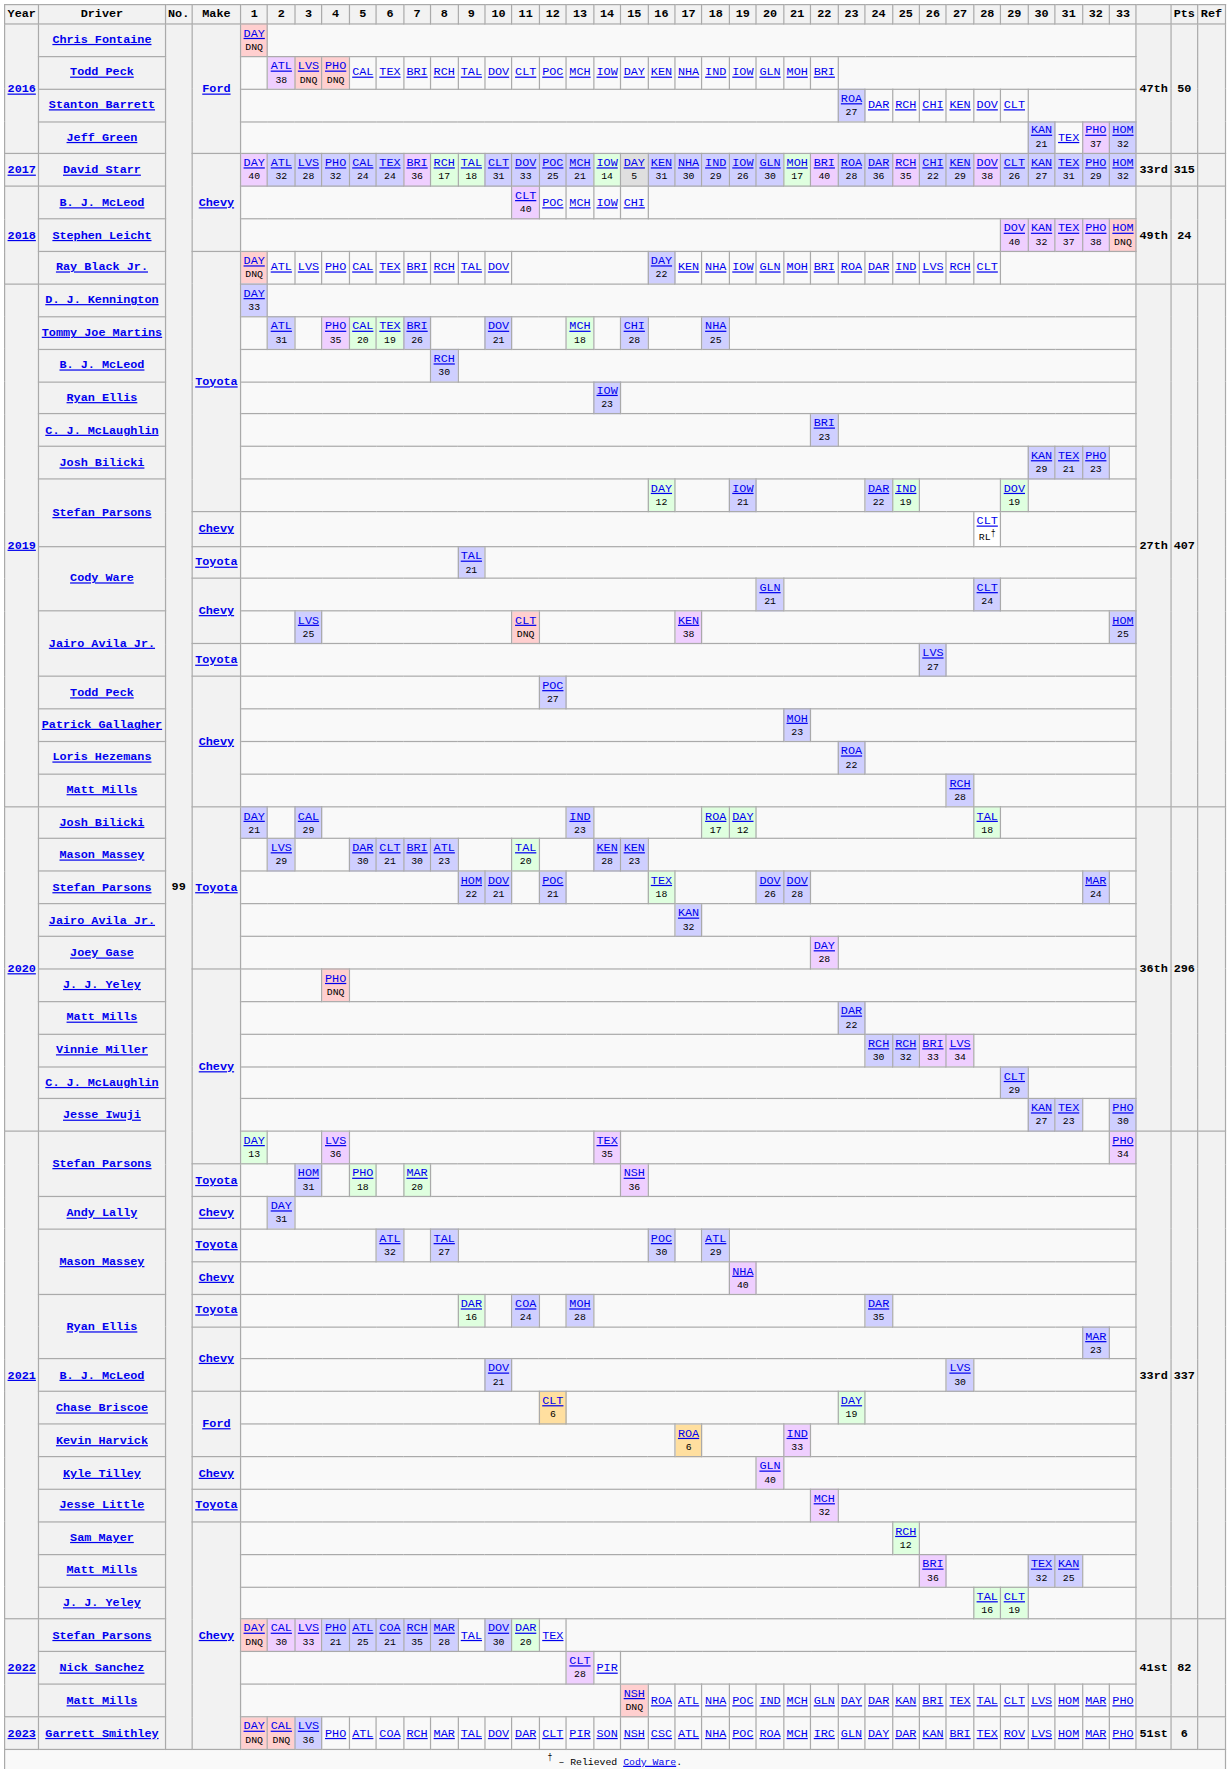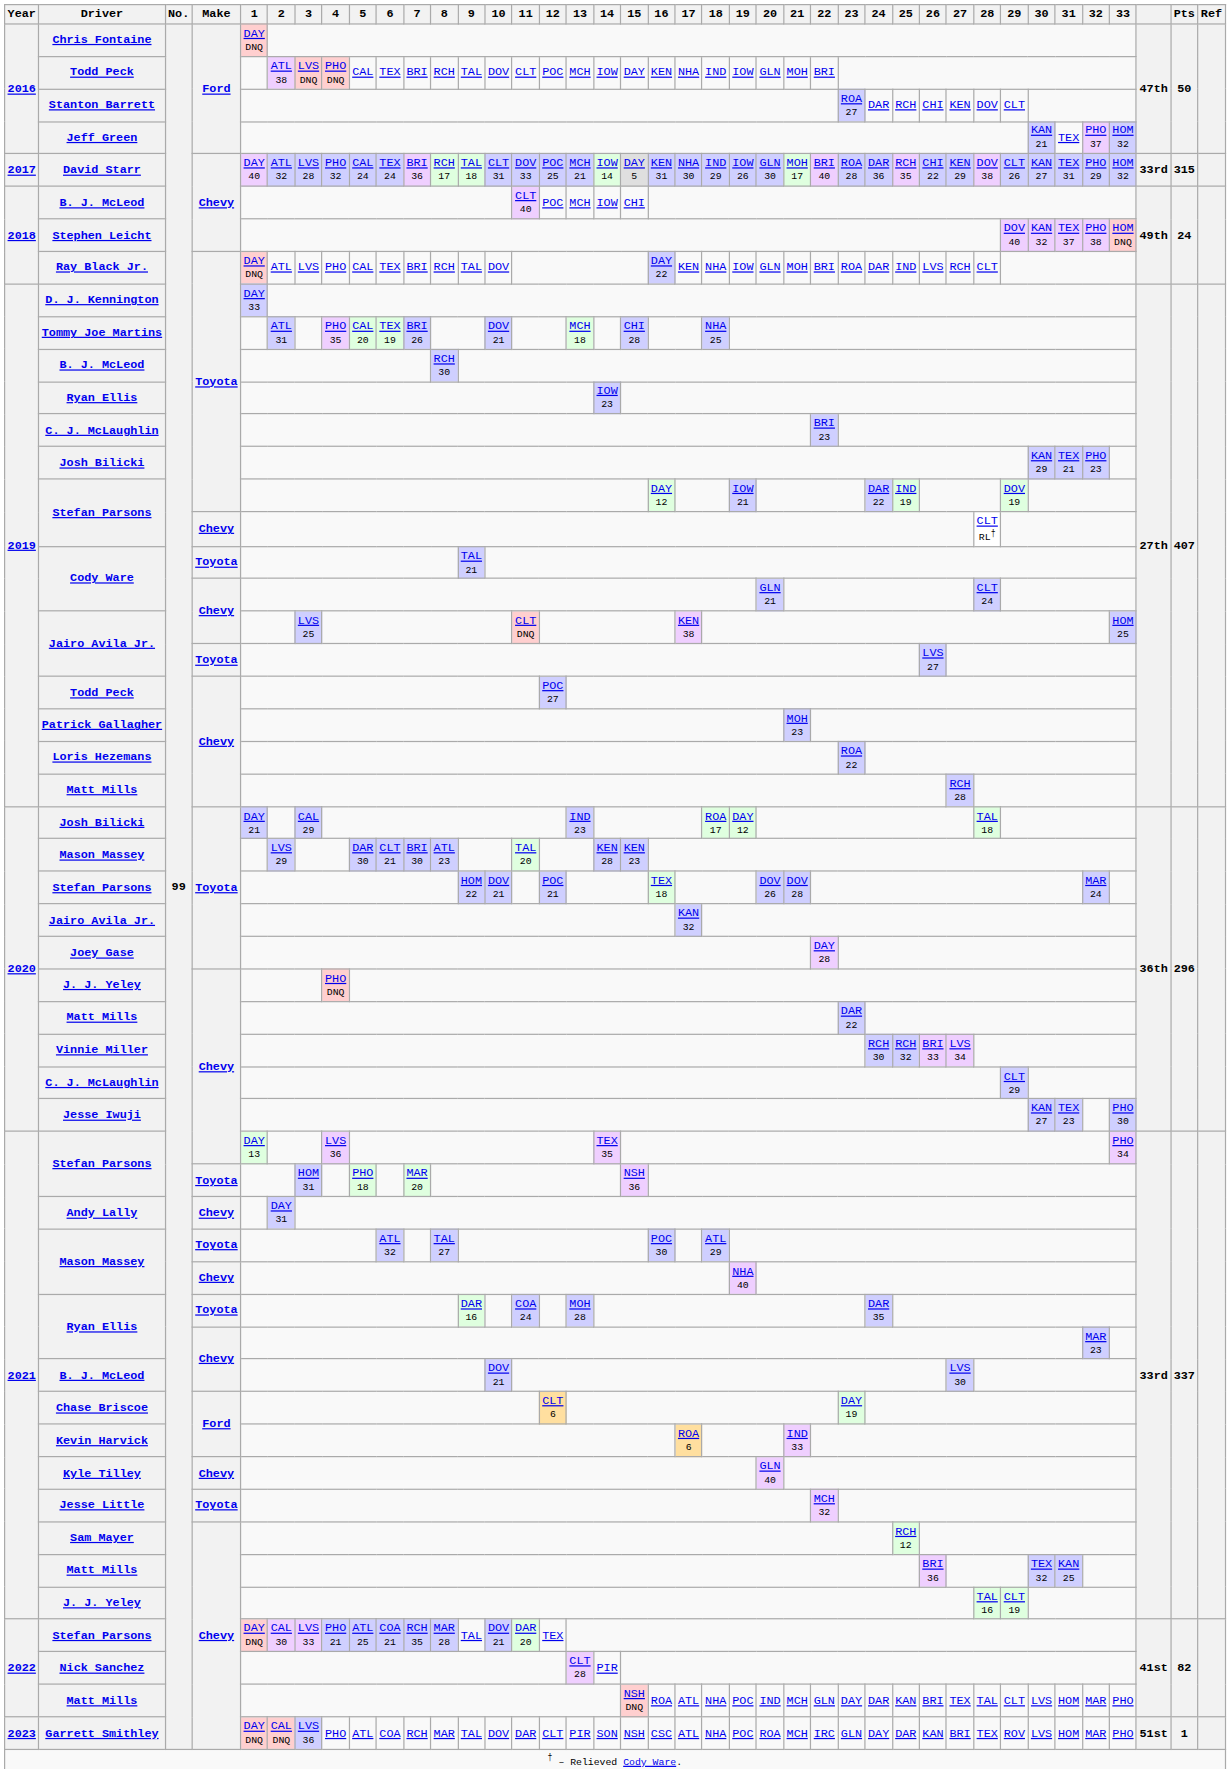(499, 1635) DOV 30 -> (499, 1635) DOV 21
(1184, 1733) 6 -> (1184, 1733) 1
